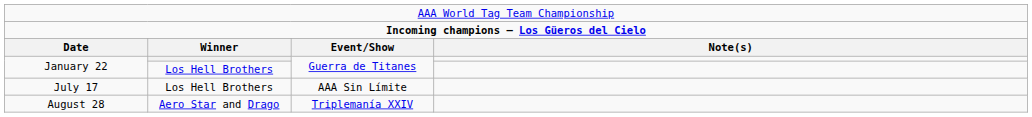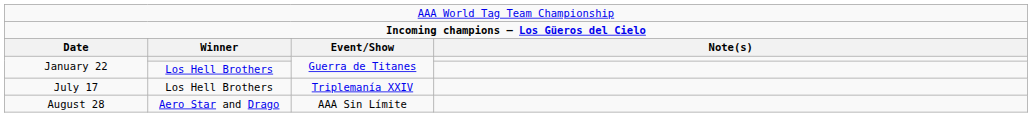(362, 87) AAA Sin Límite -> (362, 87) Triplemanía XXIV
(362, 104) Triplemanía XXIV -> (362, 104) AAA Sin Límite
